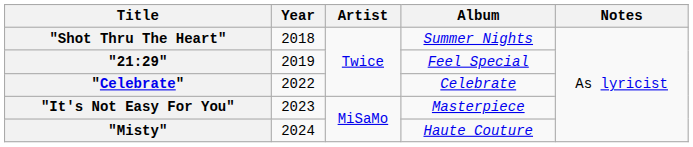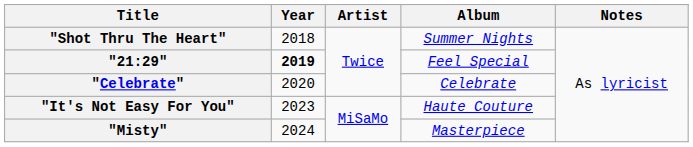(298, 62) normal -> (298, 62) bold
(298, 85) 2022 -> (298, 85) 2020
(478, 108) Masterpiece -> (478, 108) Haute Couture
(478, 130) Haute Couture -> (478, 130) Masterpiece
